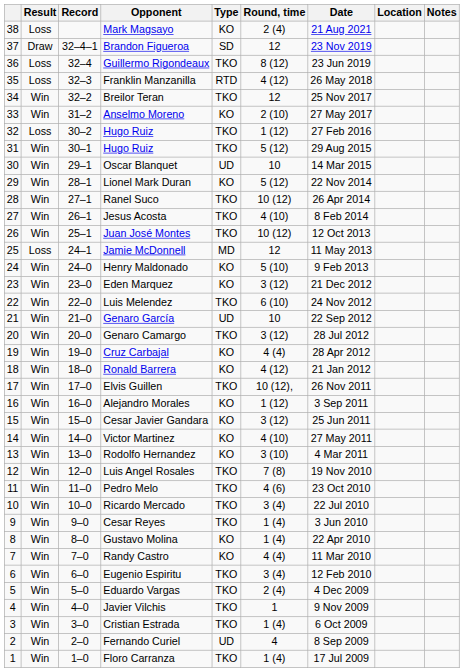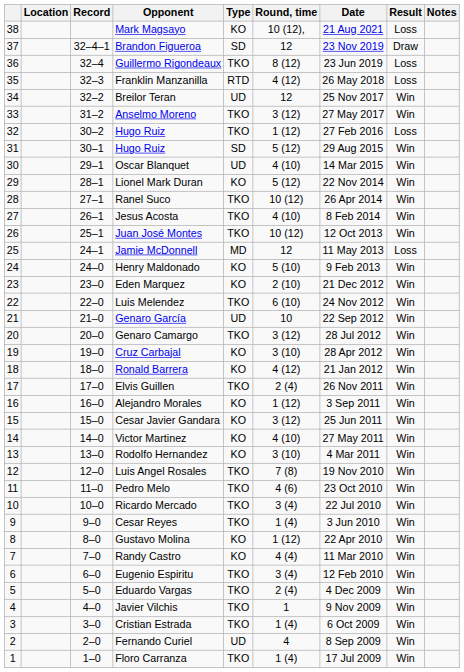columns swapped: (40, 13) <-> (400, 13)
(274, 30) 2 (4) -> (286, 30) 10 (12),
(226, 98) TKO -> (238, 98) UD
(226, 115) KO -> (238, 115) TKO
(274, 115) 2 (10) -> (286, 115) 3 (12)
(226, 149) TKO -> (238, 149) SD
(274, 166) 10 -> (286, 166) 4 (10)
(274, 285) 3 (12) -> (286, 285) 2 (10)
(274, 353) 4 (4) -> (286, 353) 3 (10)
(274, 387) 10 (12), -> (286, 387) 2 (4)
(274, 540) 1 (4) -> (286, 540) 1 (12)
